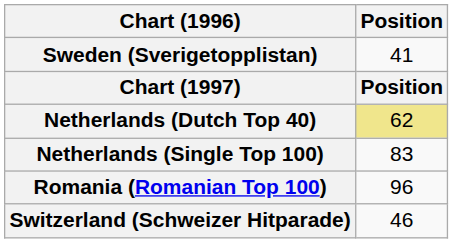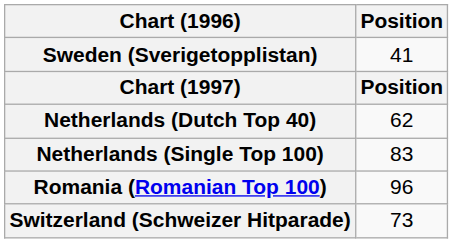(402, 120) khaki background -> (402, 120) no background
(402, 220) 46 -> (402, 220) 73
